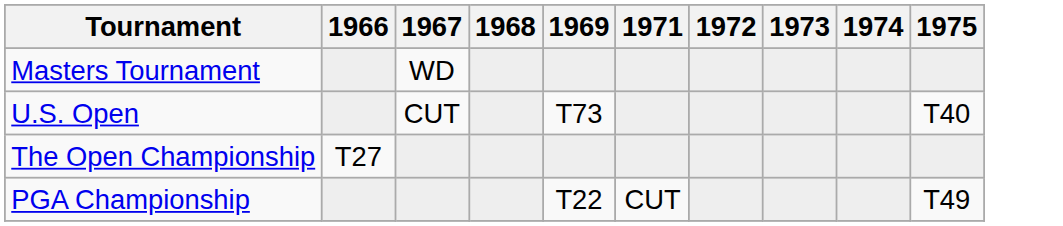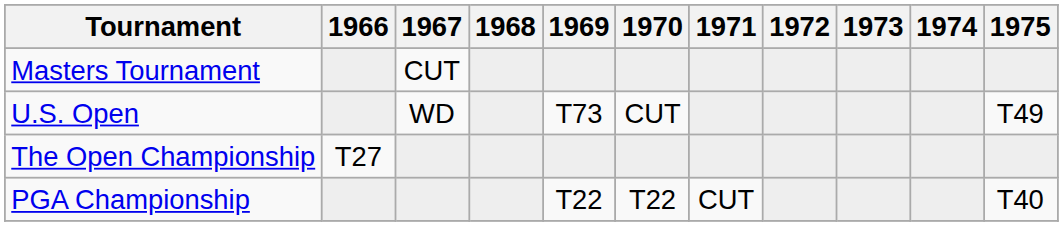+ column: (653, 27)
(432, 70) WD -> (432, 70) CUT
(432, 113) CUT -> (432, 113) WD
(947, 113) T40 -> (1020, 113) T49
(947, 200) T49 -> (1020, 200) T40
